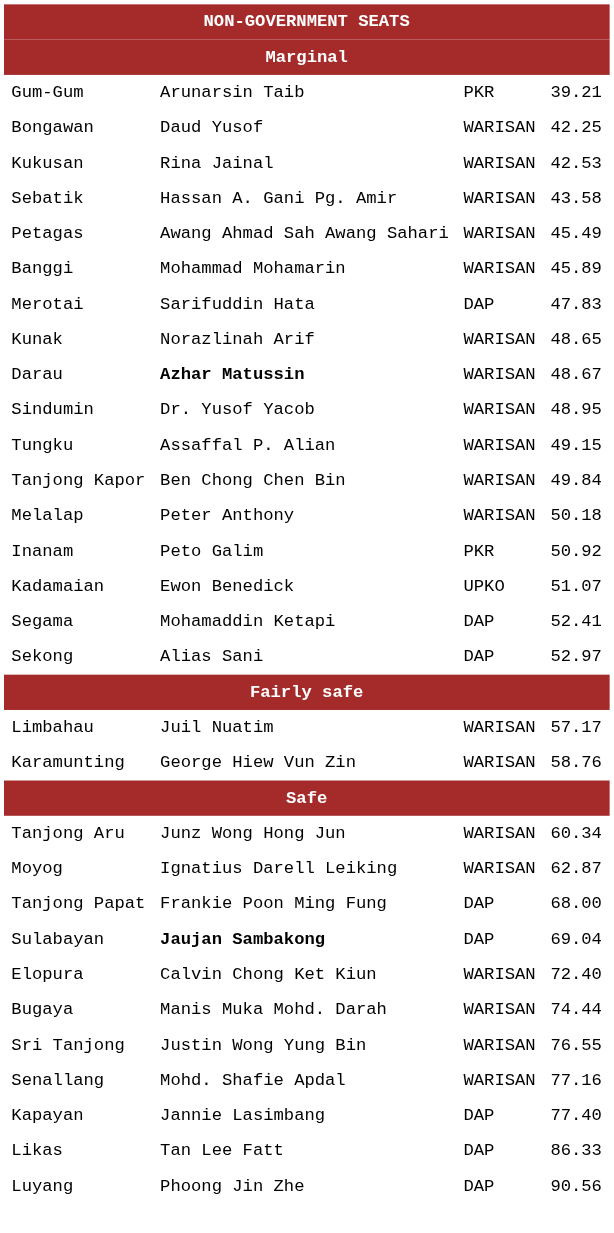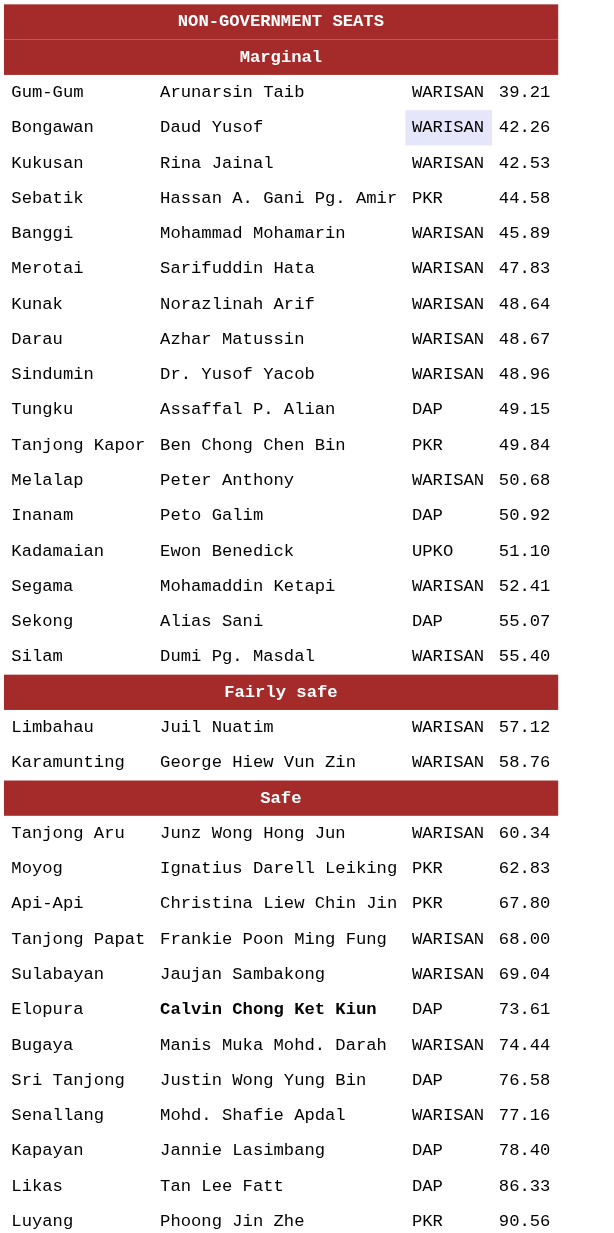(479, 92) PKR -> (448, 92) WARISAN
(500, 127) no background -> (448, 127) lavender background
(576, 127) 42.25 -> (525, 127) 42.26
(500, 198) WARISAN -> (427, 198) PKR
(576, 198) 43.58 -> (525, 198) 44.58
- row: (47, 233)
(479, 304) DAP -> (448, 268) WARISAN
(576, 339) 48.65 -> (525, 304) 48.64
(232, 374) bold -> (232, 339) normal
(576, 410) 48.95 -> (525, 374) 48.96
(500, 445) WARISAN -> (427, 410) DAP
(500, 480) WARISAN -> (427, 445) PKR
(576, 515) 50.18 -> (525, 480) 50.68
(479, 551) PKR -> (427, 515) DAP
(576, 586) 51.07 -> (525, 551) 51.10
(479, 621) DAP -> (448, 586) WARISAN
(576, 657) 52.97 -> (525, 621) 55.07
+ row: (37, 657)
(576, 727) 57.17 -> (525, 727) 57.12
(500, 868) WARISAN -> (427, 868) PKR
(576, 868) 62.87 -> (525, 868) 62.83
+ row: (47, 904)
(479, 904) DAP -> (448, 939) WARISAN
(243, 939) bold -> (243, 974) normal
(479, 939) DAP -> (448, 974) WARISAN
(268, 974) normal -> (268, 1009) bold
(500, 974) WARISAN -> (427, 1009) DAP
(576, 974) 72.40 -> (525, 1009) 73.61
(500, 1045) WARISAN -> (427, 1080) DAP
(576, 1045) 76.55 -> (525, 1080) 76.58
(576, 1115) 77.40 -> (525, 1150) 78.40
(479, 1186) DAP -> (427, 1221) PKR
